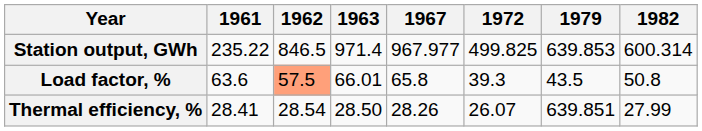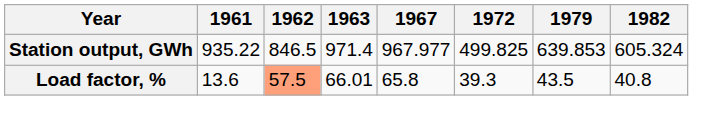(240, 49) 235.22 -> (231, 49) 935.22
(658, 49) 600.314 -> (649, 49) 605.324
(230, 79) 63.6 -> (220, 79) 13.6
(642, 79) 50.8 -> (633, 79) 40.8
- row: (106, 110)
